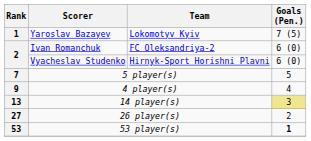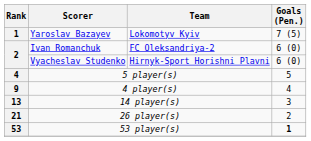(16, 75) 7 -> (16, 75) 4
(289, 102) khaki background -> (289, 102) no background
(16, 116) 27 -> (16, 116) 21
